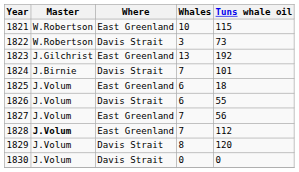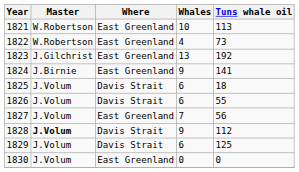(224, 27) 115 -> (224, 27) 113
(130, 41) Davis Strait -> (136, 41) East Greenland
(181, 41) 3 -> (181, 41) 4
(130, 71) Davis Strait -> (136, 71) East Greenland
(181, 71) 7 -> (181, 71) 9
(224, 71) 101 -> (224, 71) 141
(136, 86) East Greenland -> (130, 86) Davis Strait
(136, 130) East Greenland -> (130, 130) Davis Strait
(181, 130) 7 -> (181, 130) 9
(181, 145) 8 -> (181, 145) 6
(224, 145) 120 -> (224, 145) 125
(130, 160) Davis Strait -> (136, 160) East Greenland
